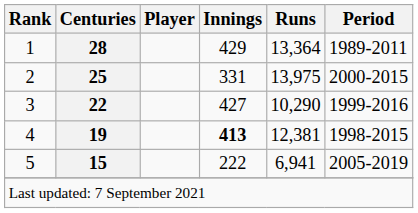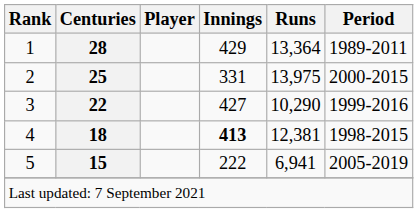(98, 134) 19 -> (98, 134) 18
